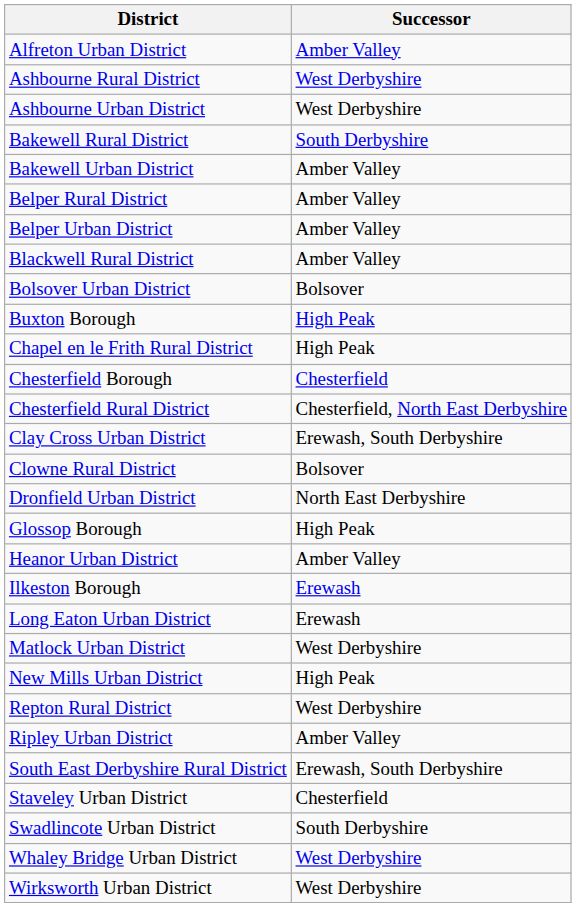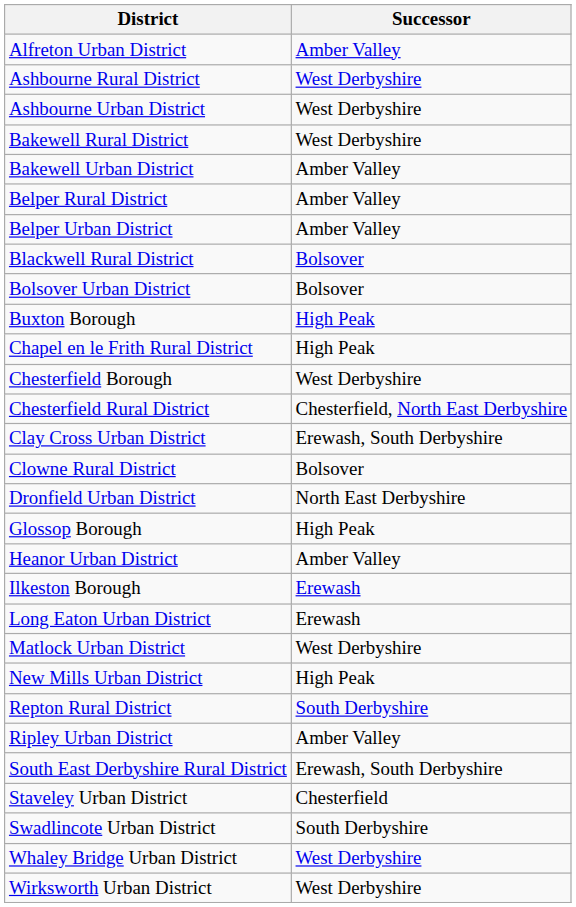(362, 139) South Derbyshire -> (358, 139) West Derbyshire
(348, 259) Amber Valley -> (330, 259) Bolsover
(342, 378) Chesterfield -> (358, 378) West Derbyshire
(358, 708) West Derbyshire -> (362, 708) South Derbyshire
